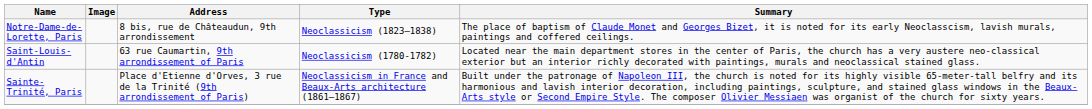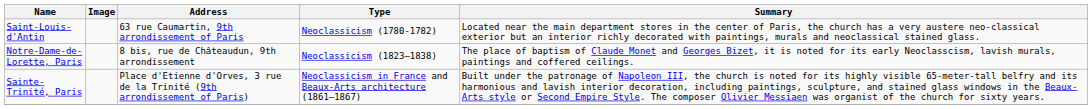rows swapped: (39, 56) <-> (44, 31)
